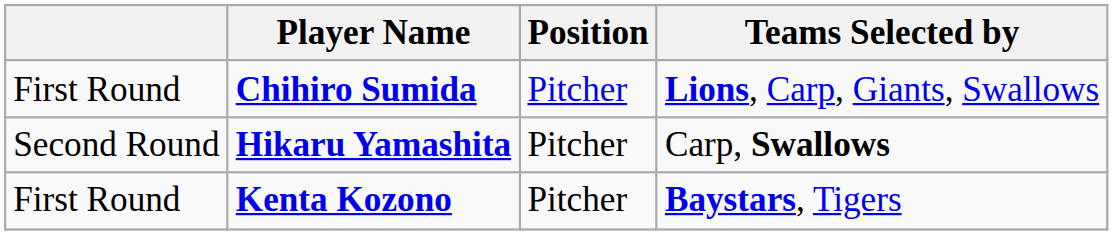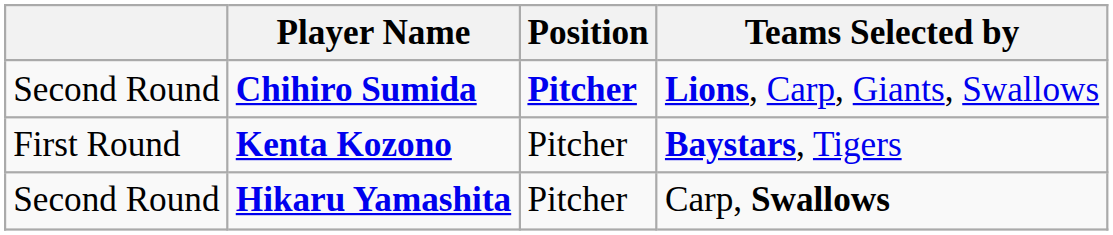(97, 88) First Round -> (116, 88) Second Round
(577, 88) normal -> (582, 88) bold
rows swapped: (344, 199) <-> (373, 144)
